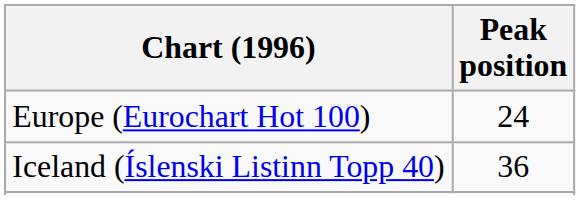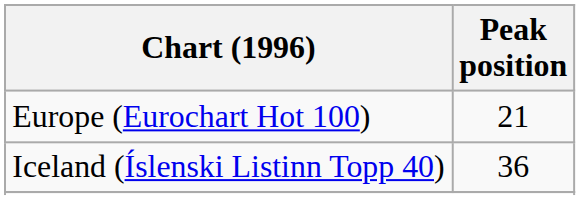(513, 116) 24 -> (513, 116) 21
